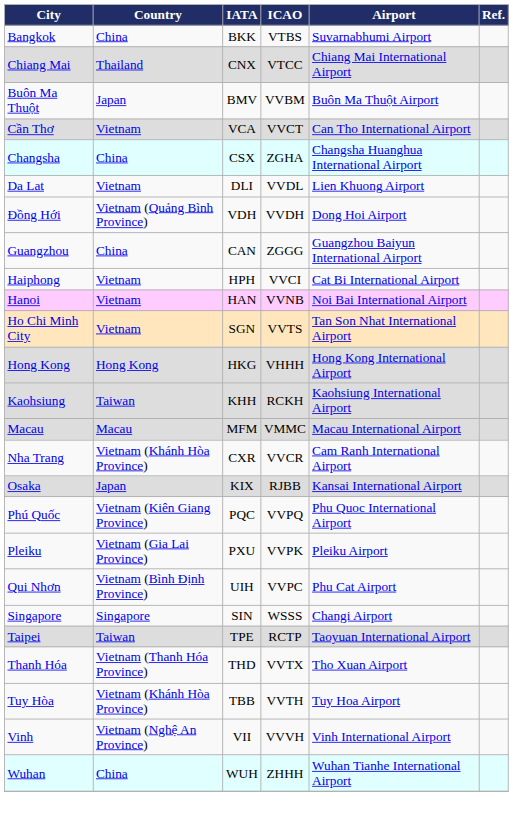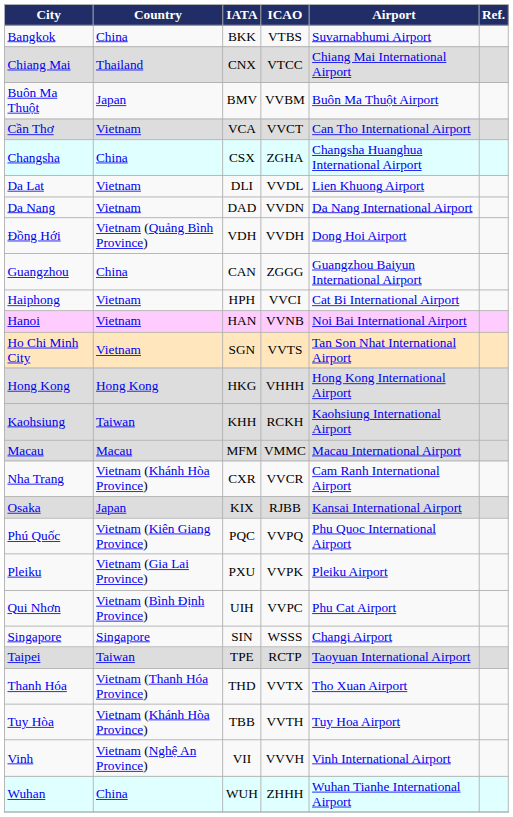+ row: (31, 207)
